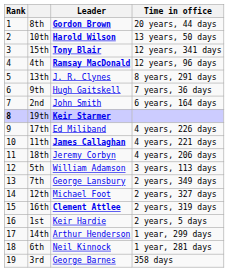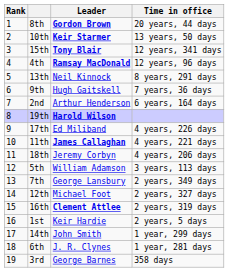(84, 37) Harold Wilson -> (82, 37) Keir Starmer
(82, 77) J. R. Clynes -> (82, 77) Neil Kinnock
(77, 103) John Smith -> (92, 103) Arthur Henderson
(9, 116) bold -> (9, 116) normal
(82, 116) Keir Starmer -> (84, 116) Harold Wilson
(92, 234) Arthur Henderson -> (77, 234) John Smith
(82, 247) Neil Kinnock -> (82, 247) J. R. Clynes
